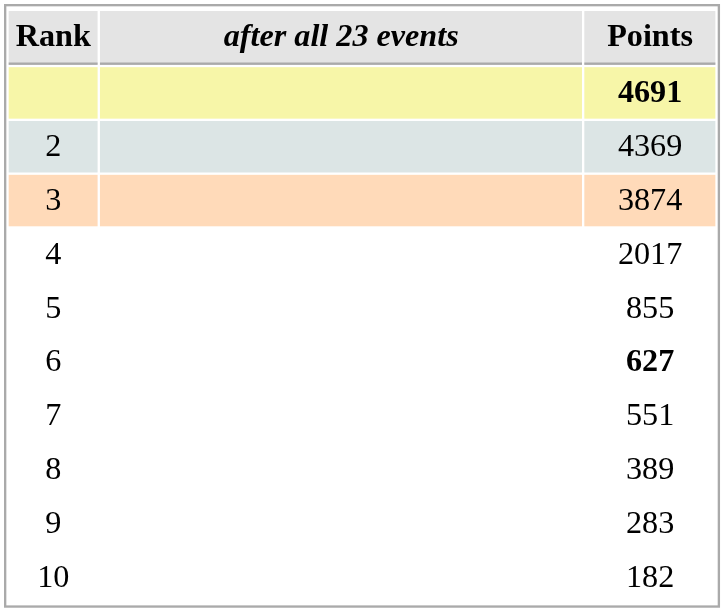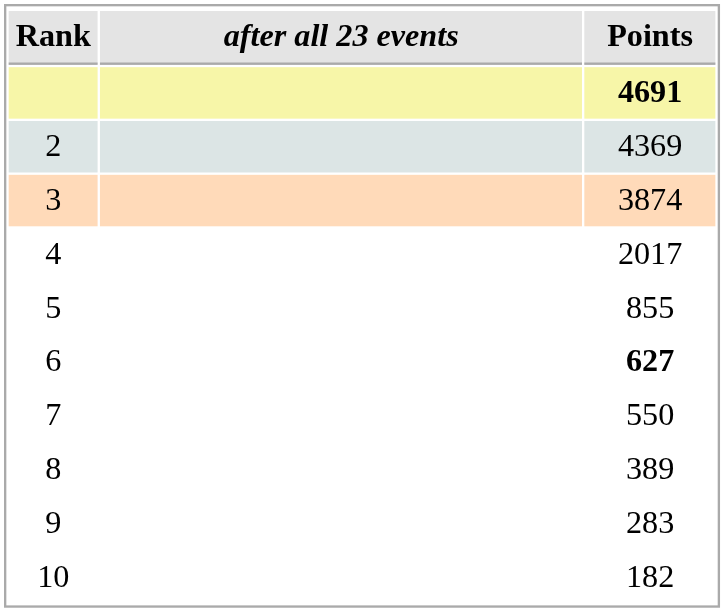(650, 415) 551 -> (650, 415) 550
